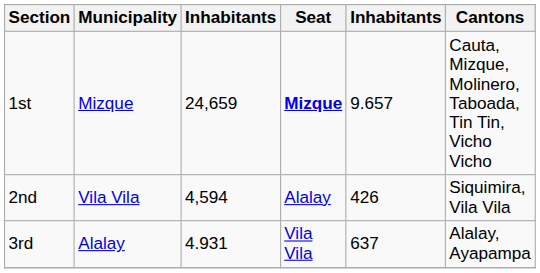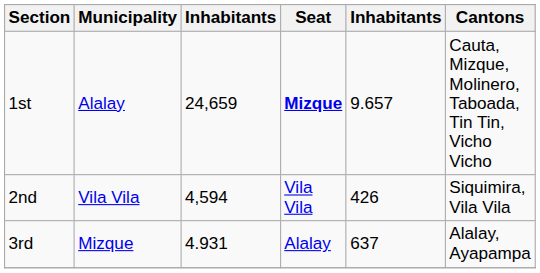(106, 103) Mizque -> (102, 103) Alalay
(308, 197) Alalay -> (298, 197) Vila Vila
(102, 243) Alalay -> (106, 243) Mizque
(298, 243) Vila Vila -> (308, 243) Alalay
